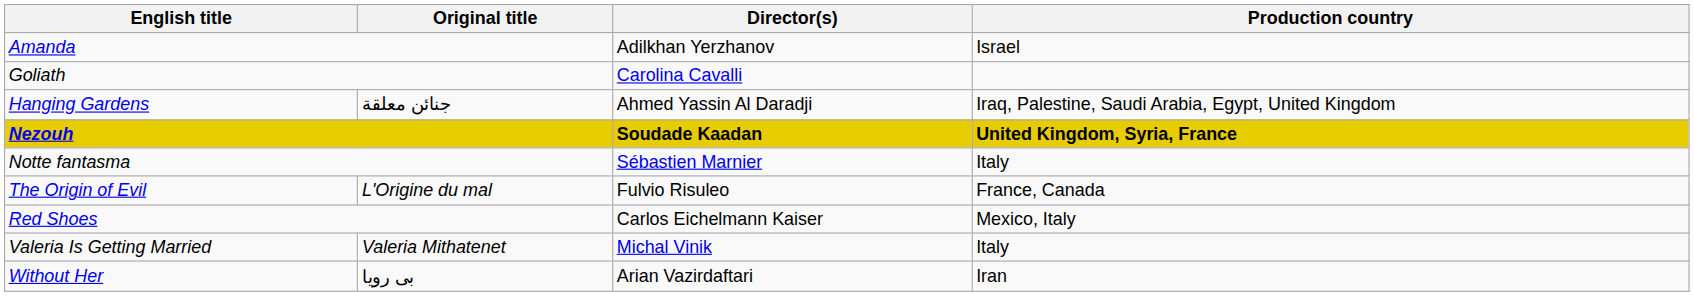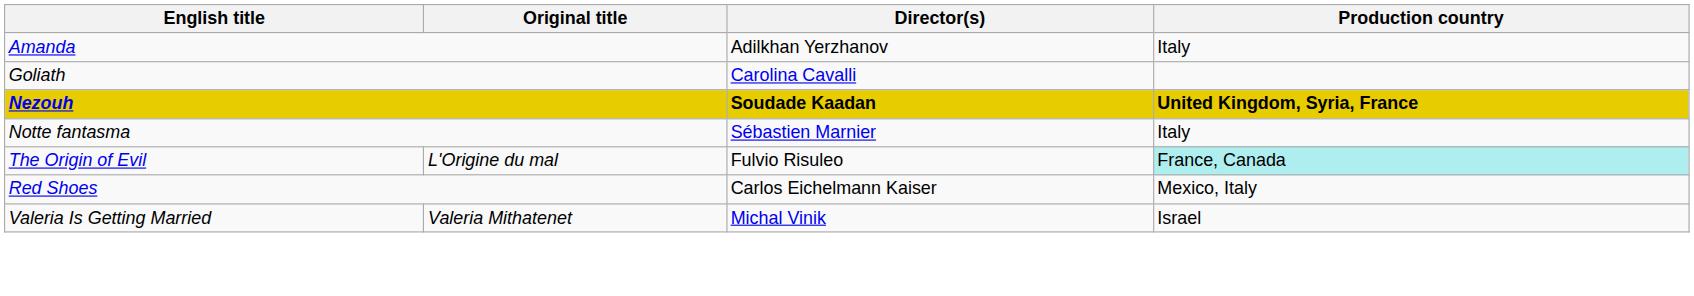(998, 47) Israel -> (1174, 47) Italy
- row: (79, 104)
(1040, 190) no background -> (1222, 160) paleturquoise background
(993, 247) Italy -> (1179, 217) Israel
- row: (56, 276)
